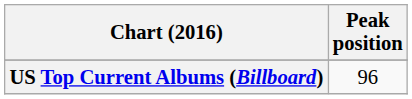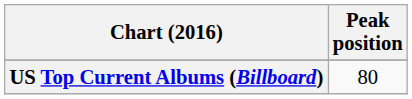(368, 76) 96 -> (368, 76) 80
